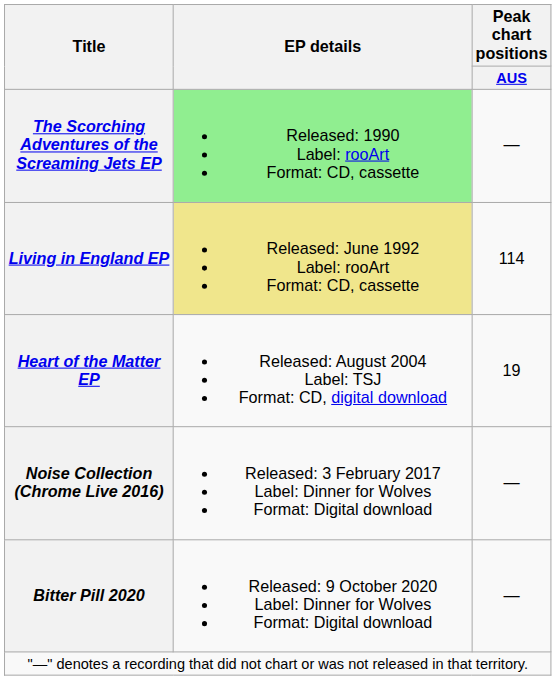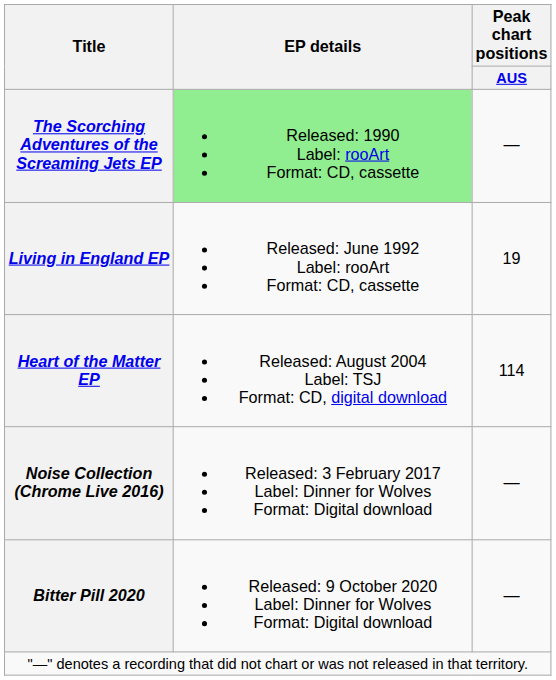(323, 267) khaki background -> (323, 267) no background
(512, 258) 114 -> (512, 258) 19
(512, 370) 19 -> (512, 370) 114
